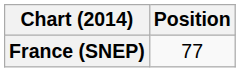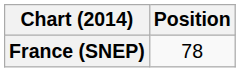(192, 50) 77 -> (192, 50) 78
